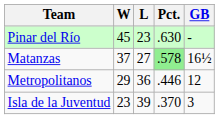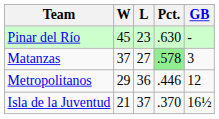(199, 59) 16½ -> (191, 59) 3
(124, 102) 23 -> (124, 102) 21
(144, 102) 39 -> (144, 102) 37
(191, 102) 3 -> (199, 102) 16½
